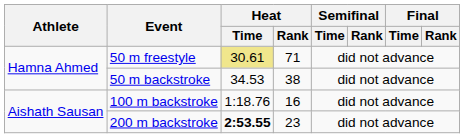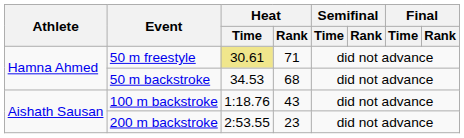(293, 79) 38 -> (292, 79) 68
(293, 101) 16 -> (292, 101) 43
(247, 123) bold -> (247, 123) normal
